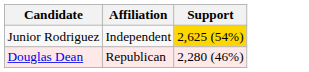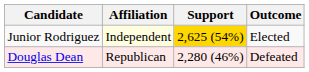+ column: (276, 15)
(138, 36) no background -> (138, 36) lightyellow background
